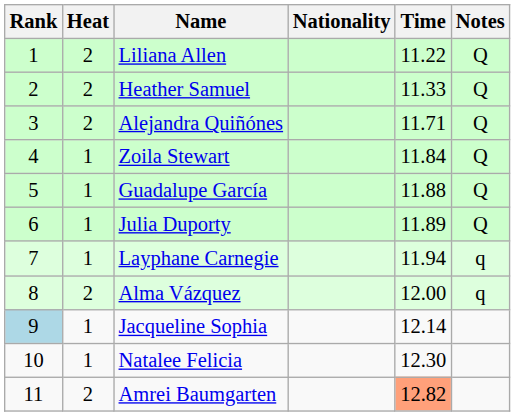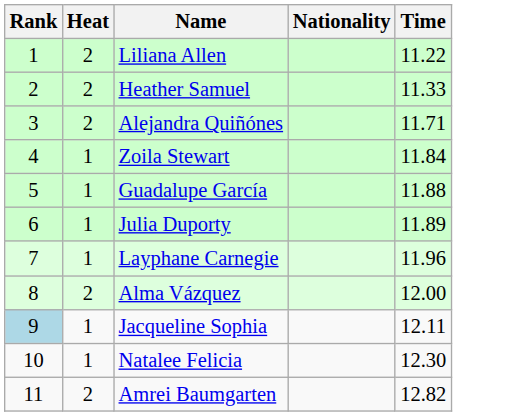- column: (480, 21)
(423, 258) 11.94 -> (423, 258) 11.96
(423, 326) 12.14 -> (423, 326) 12.11
(423, 393) lightsalmon background -> (423, 393) no background
